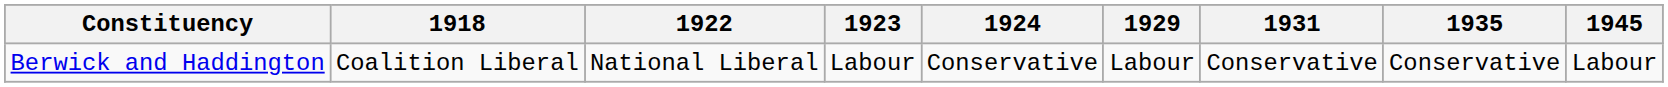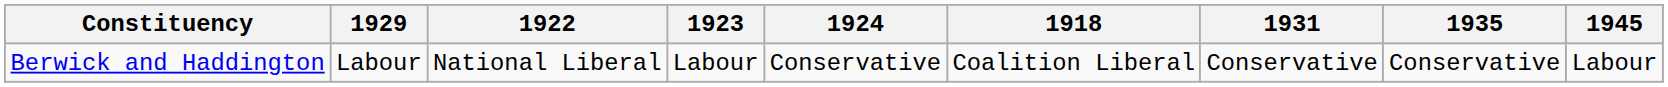columns swapped: (457, 24) <-> (1152, 24)
